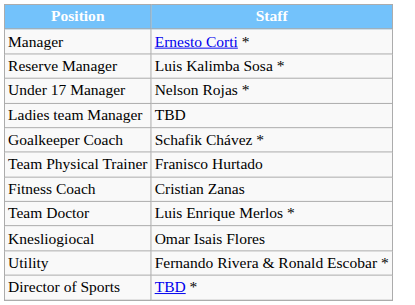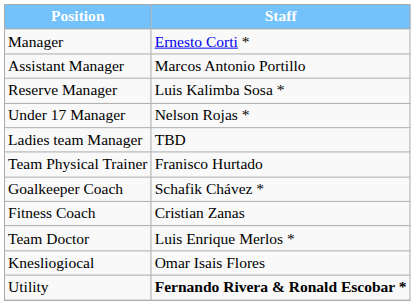+ row: (66, 66)
rows swapped: (66, 139) <-> (78, 164)
(272, 262) normal -> (281, 287) bold
- row: (64, 287)
